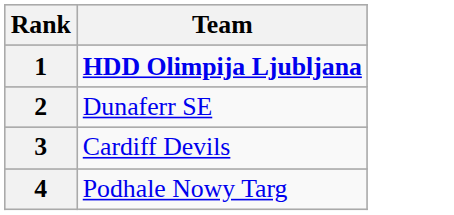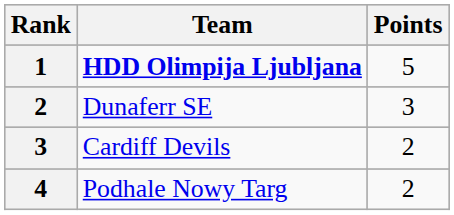+ column: (408, 24)
